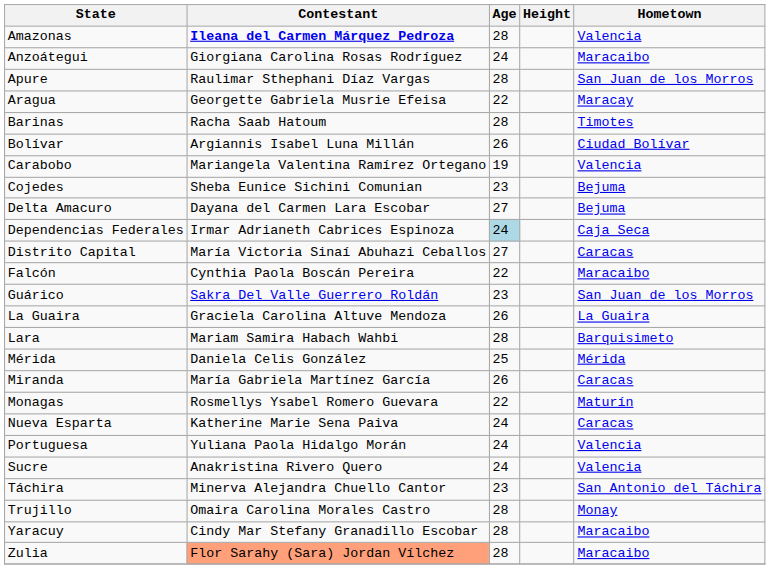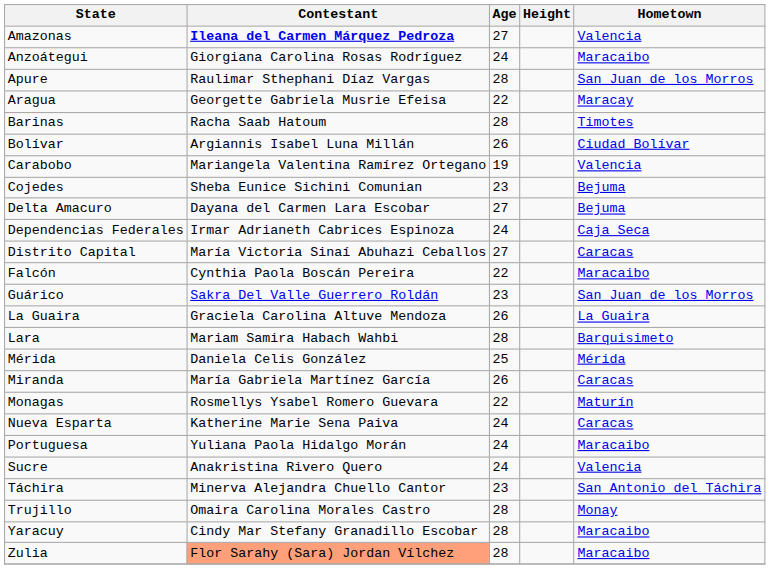(501, 37) 28 -> (501, 37) 27
(501, 231) lightblue background -> (501, 231) no background
(609, 446) Valencia -> (613, 446) Maracaibo
